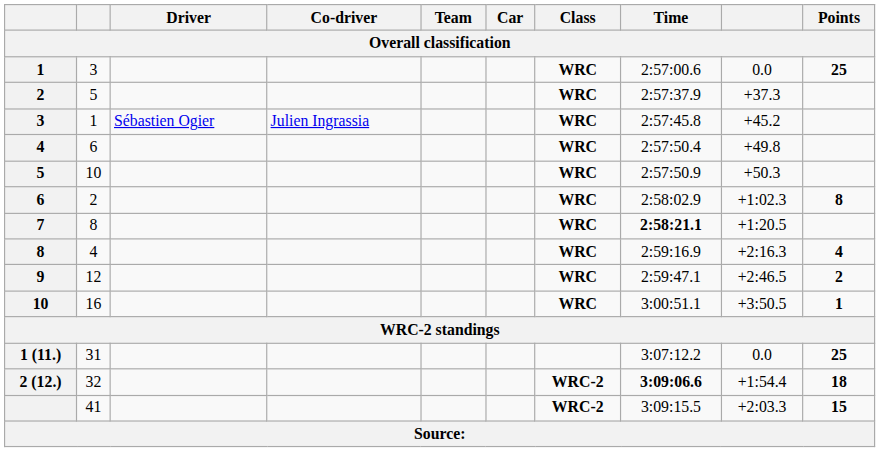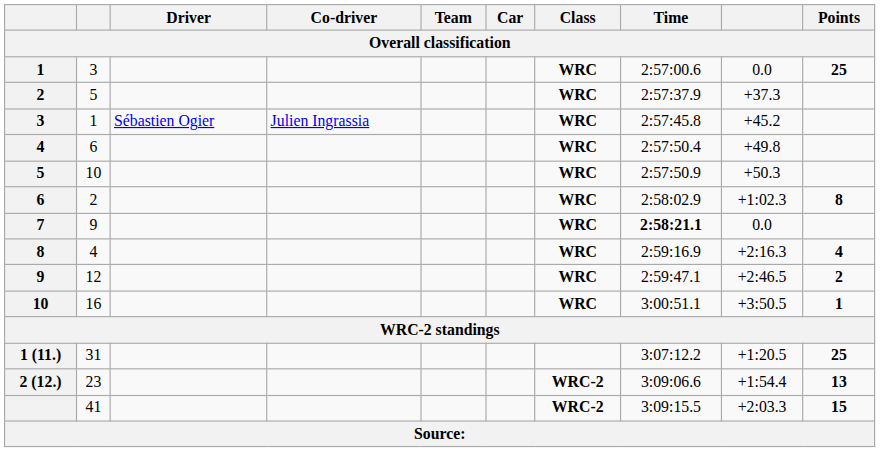(93, 225) 8 -> (93, 225) 9
(762, 225) +1:20.5 -> (762, 225) 0.0
(762, 355) 0.0 -> (762, 355) +1:20.5
(93, 381) 32 -> (93, 381) 23
(671, 381) bold -> (671, 381) normal
(839, 381) 18 -> (839, 381) 13
